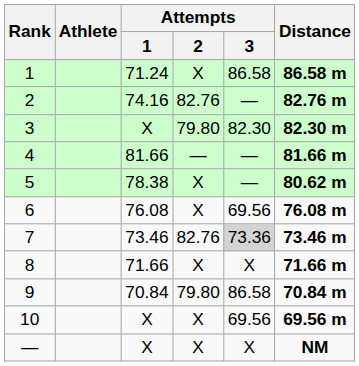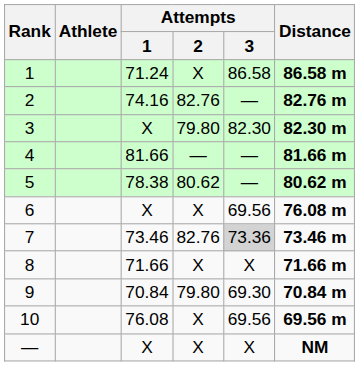(198, 182) X -> (198, 182) 80.62
(147, 210) 76.08 -> (147, 210) X
(249, 292) 86.58 -> (249, 292) 69.30
(147, 319) X -> (147, 319) 76.08
